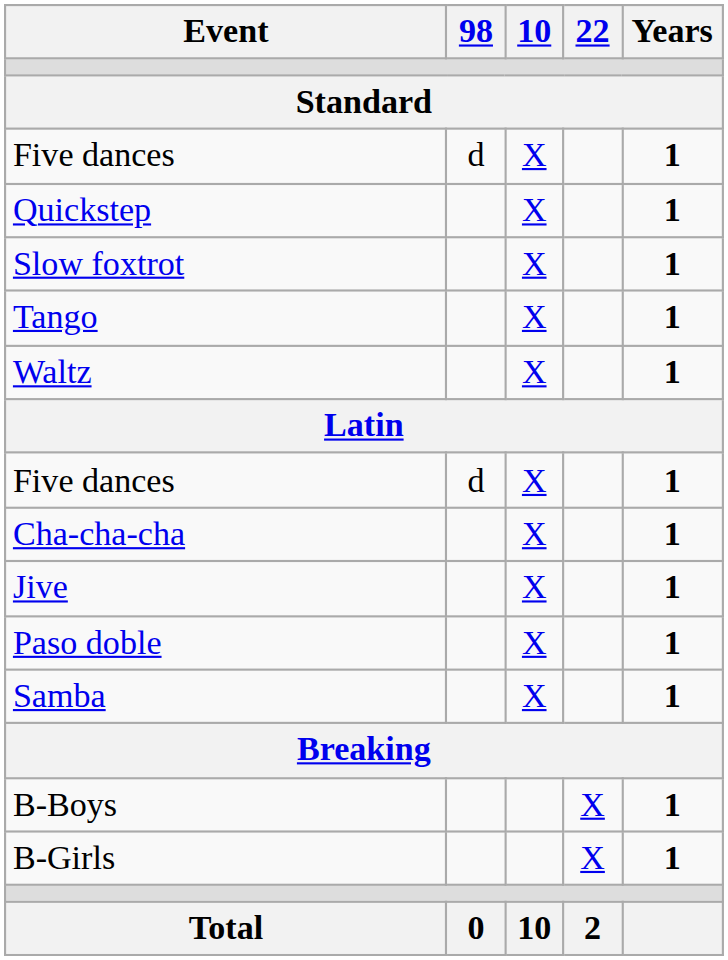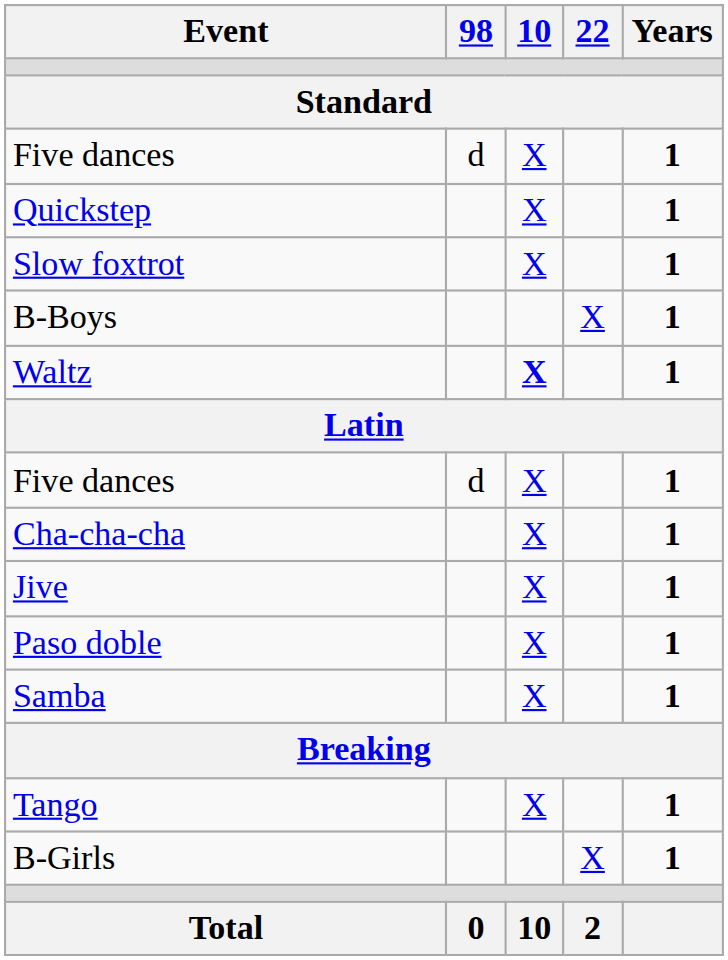rows swapped: (55, 317) <-> (65, 803)
(534, 371) normal -> (534, 371) bold
